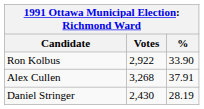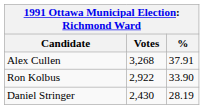rows swapped: (34, 78) <-> (33, 60)
